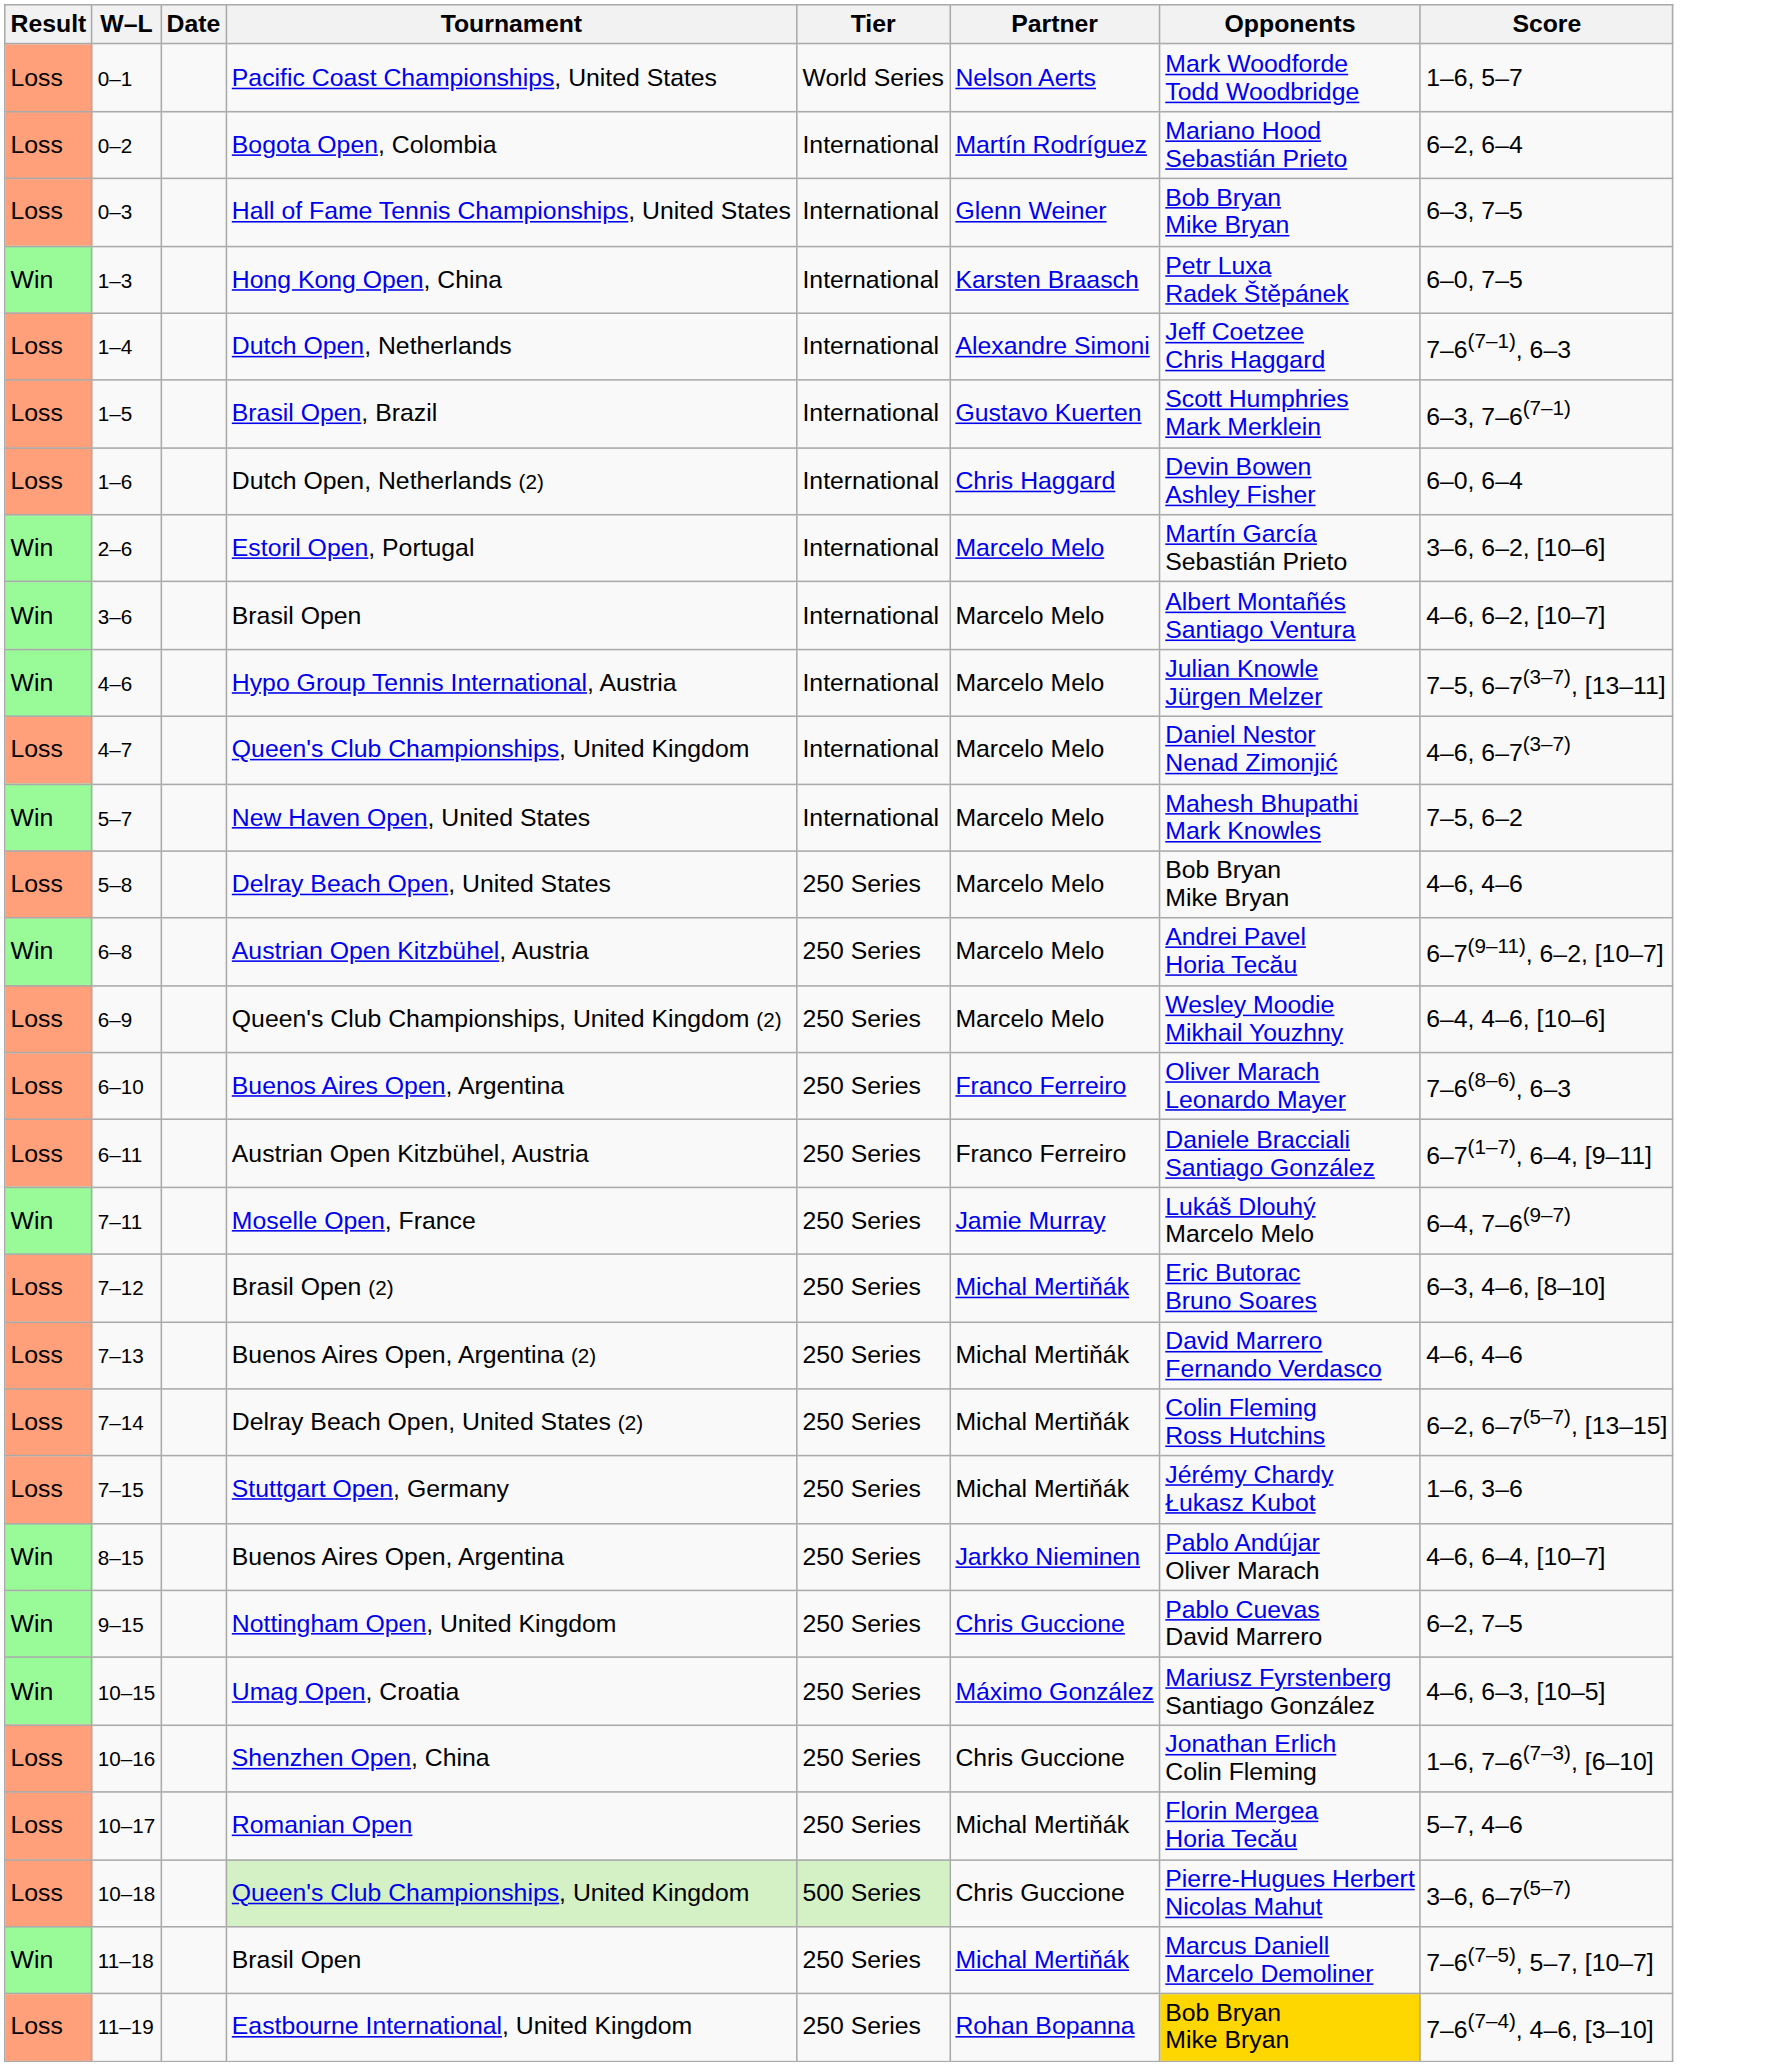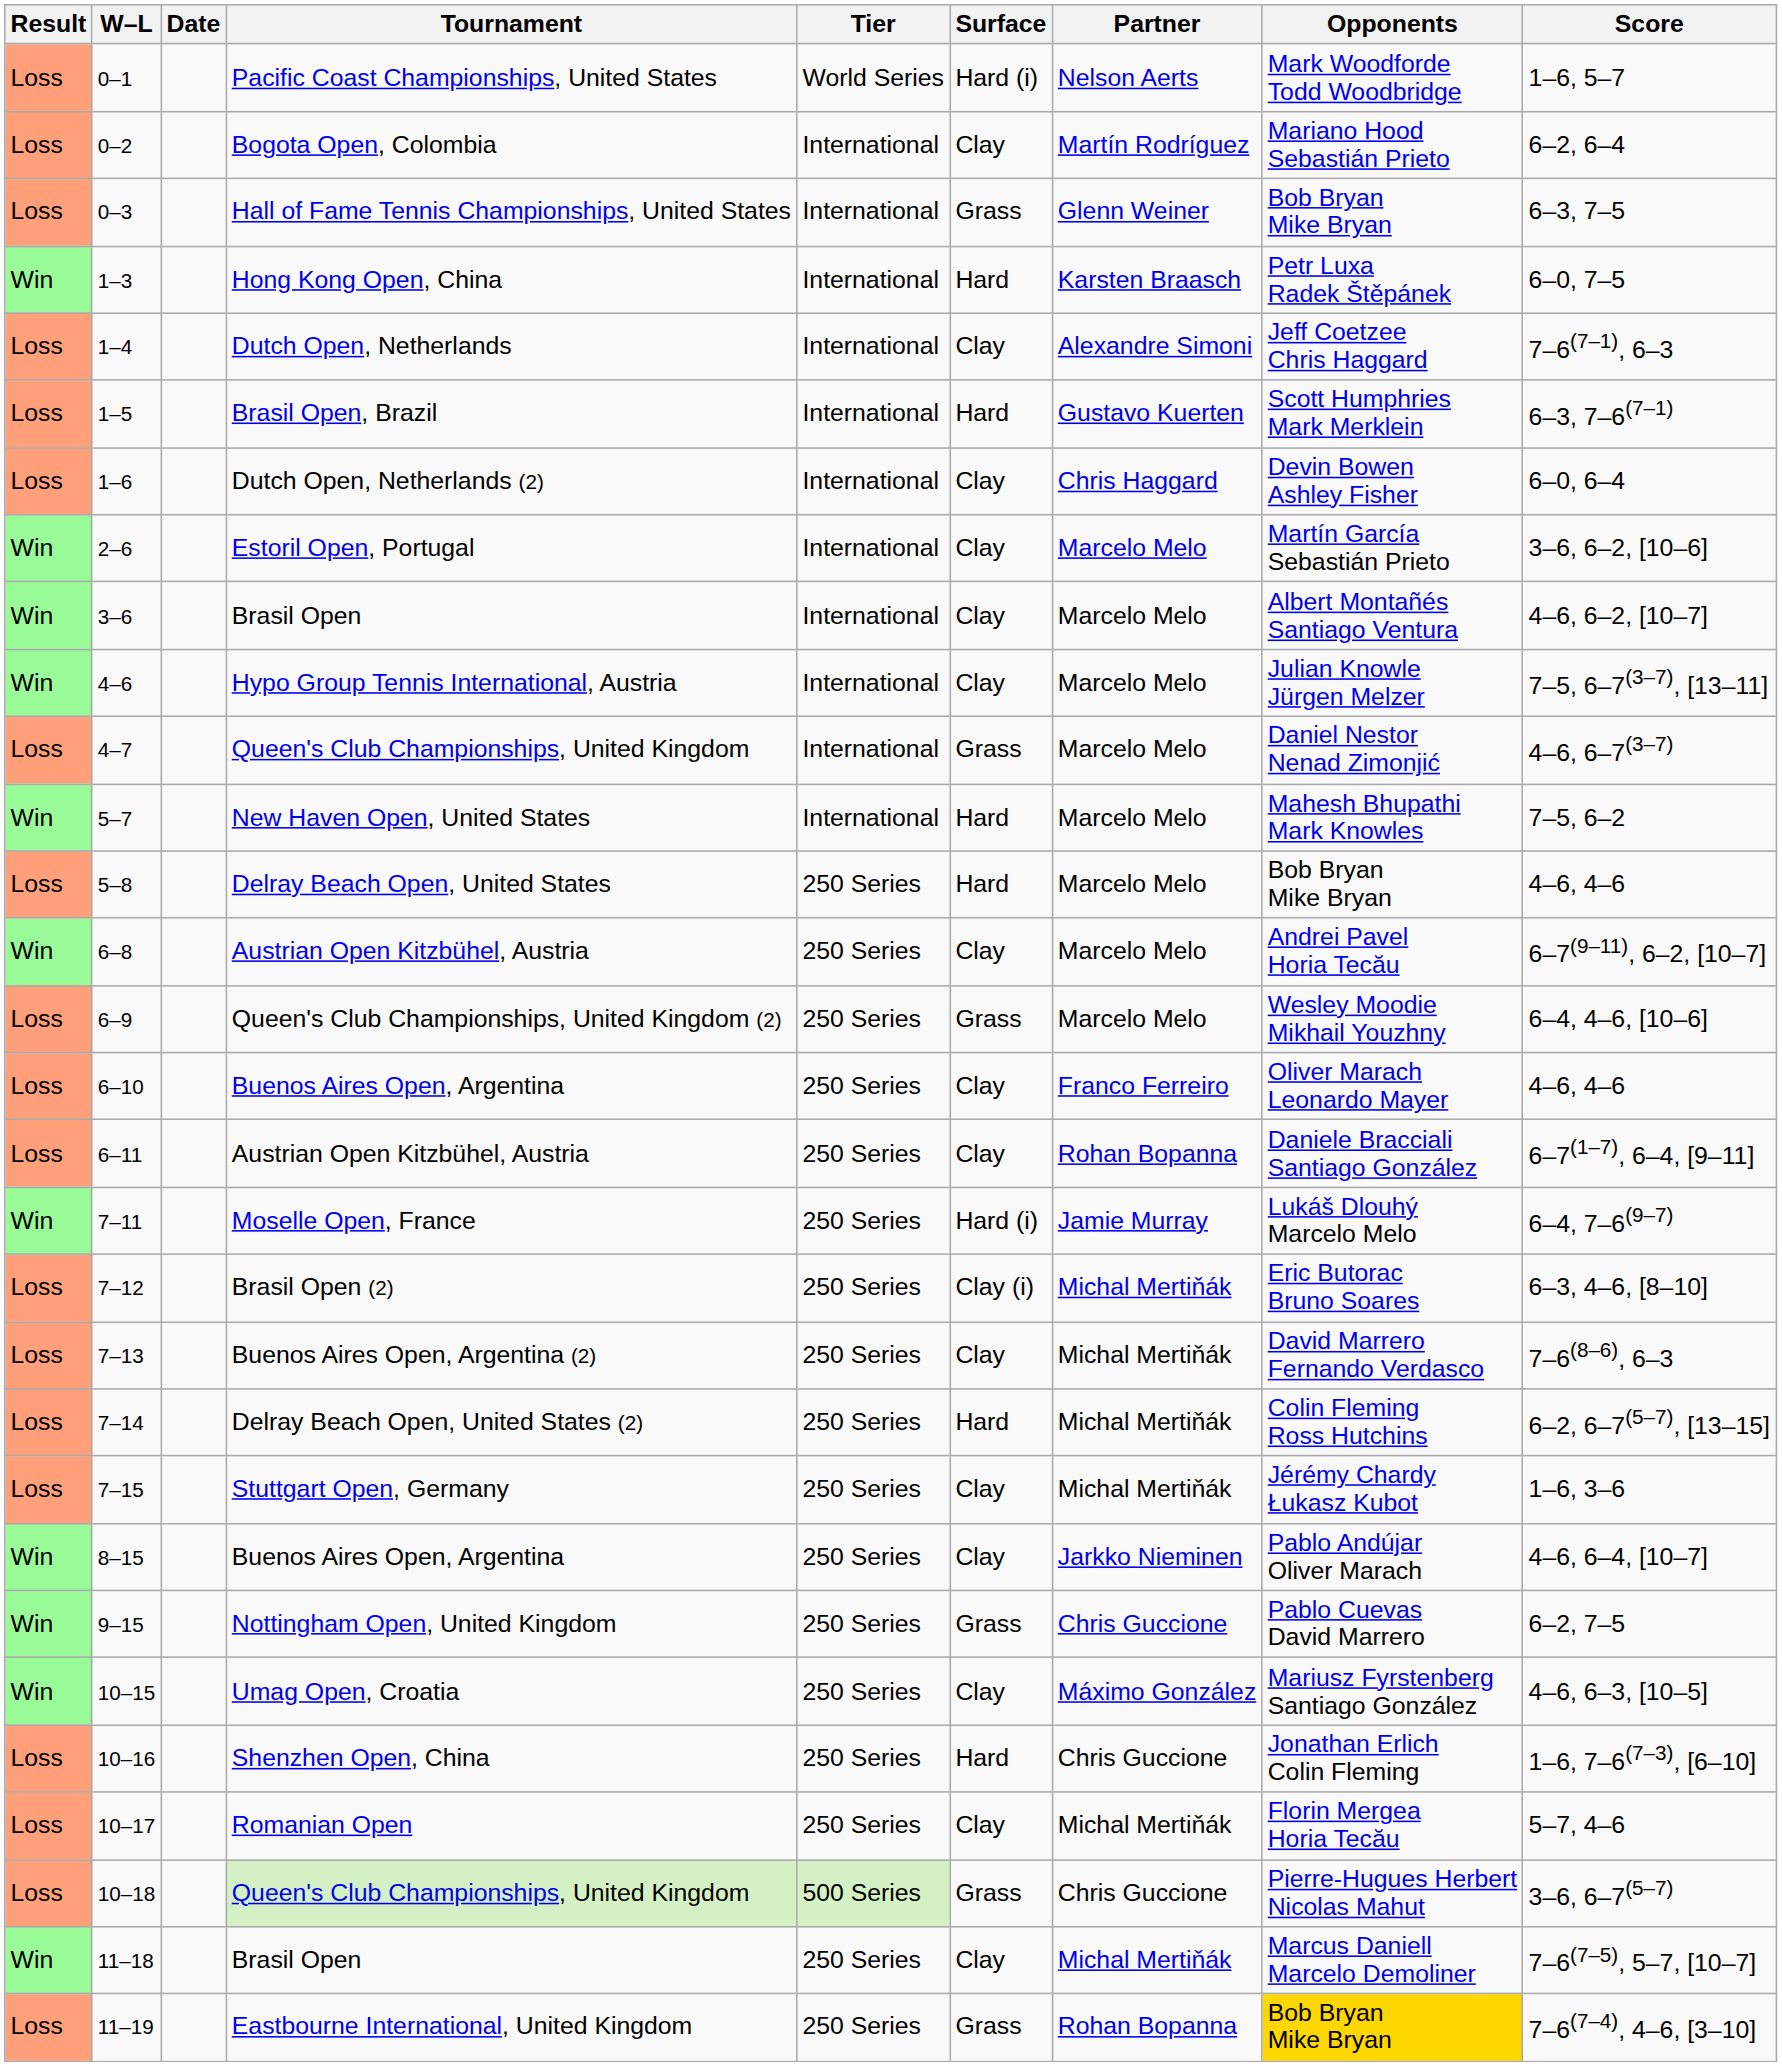+ column: (1001, 24)
(1499, 1085) 7–6(8–6), 6–3 -> (1577, 1085) 4–6, 4–6
(1041, 1153) Franco Ferreiro -> (1147, 1153) Rohan Bopanna
(1474, 1354) 4–6, 4–6 -> (1601, 1354) 7–6(8–6), 6–3
